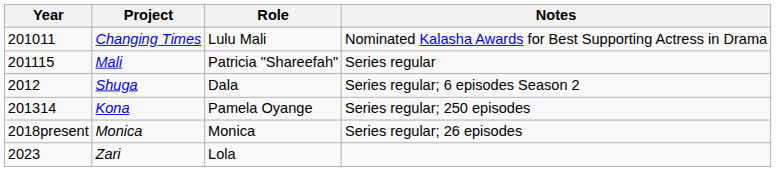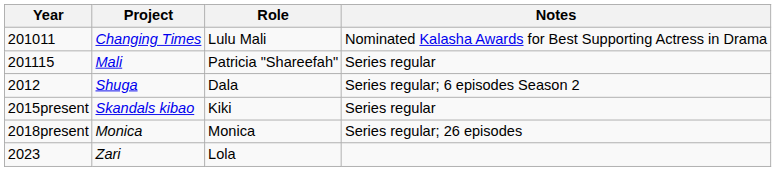- row: (112, 108)
+ row: (145, 108)
